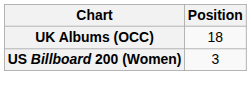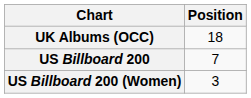+ row: (95, 59)
